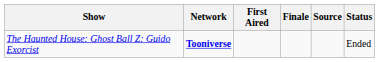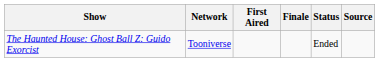columns swapped: (359, 17) <-> (328, 17)
(209, 44) bold -> (209, 44) normal
